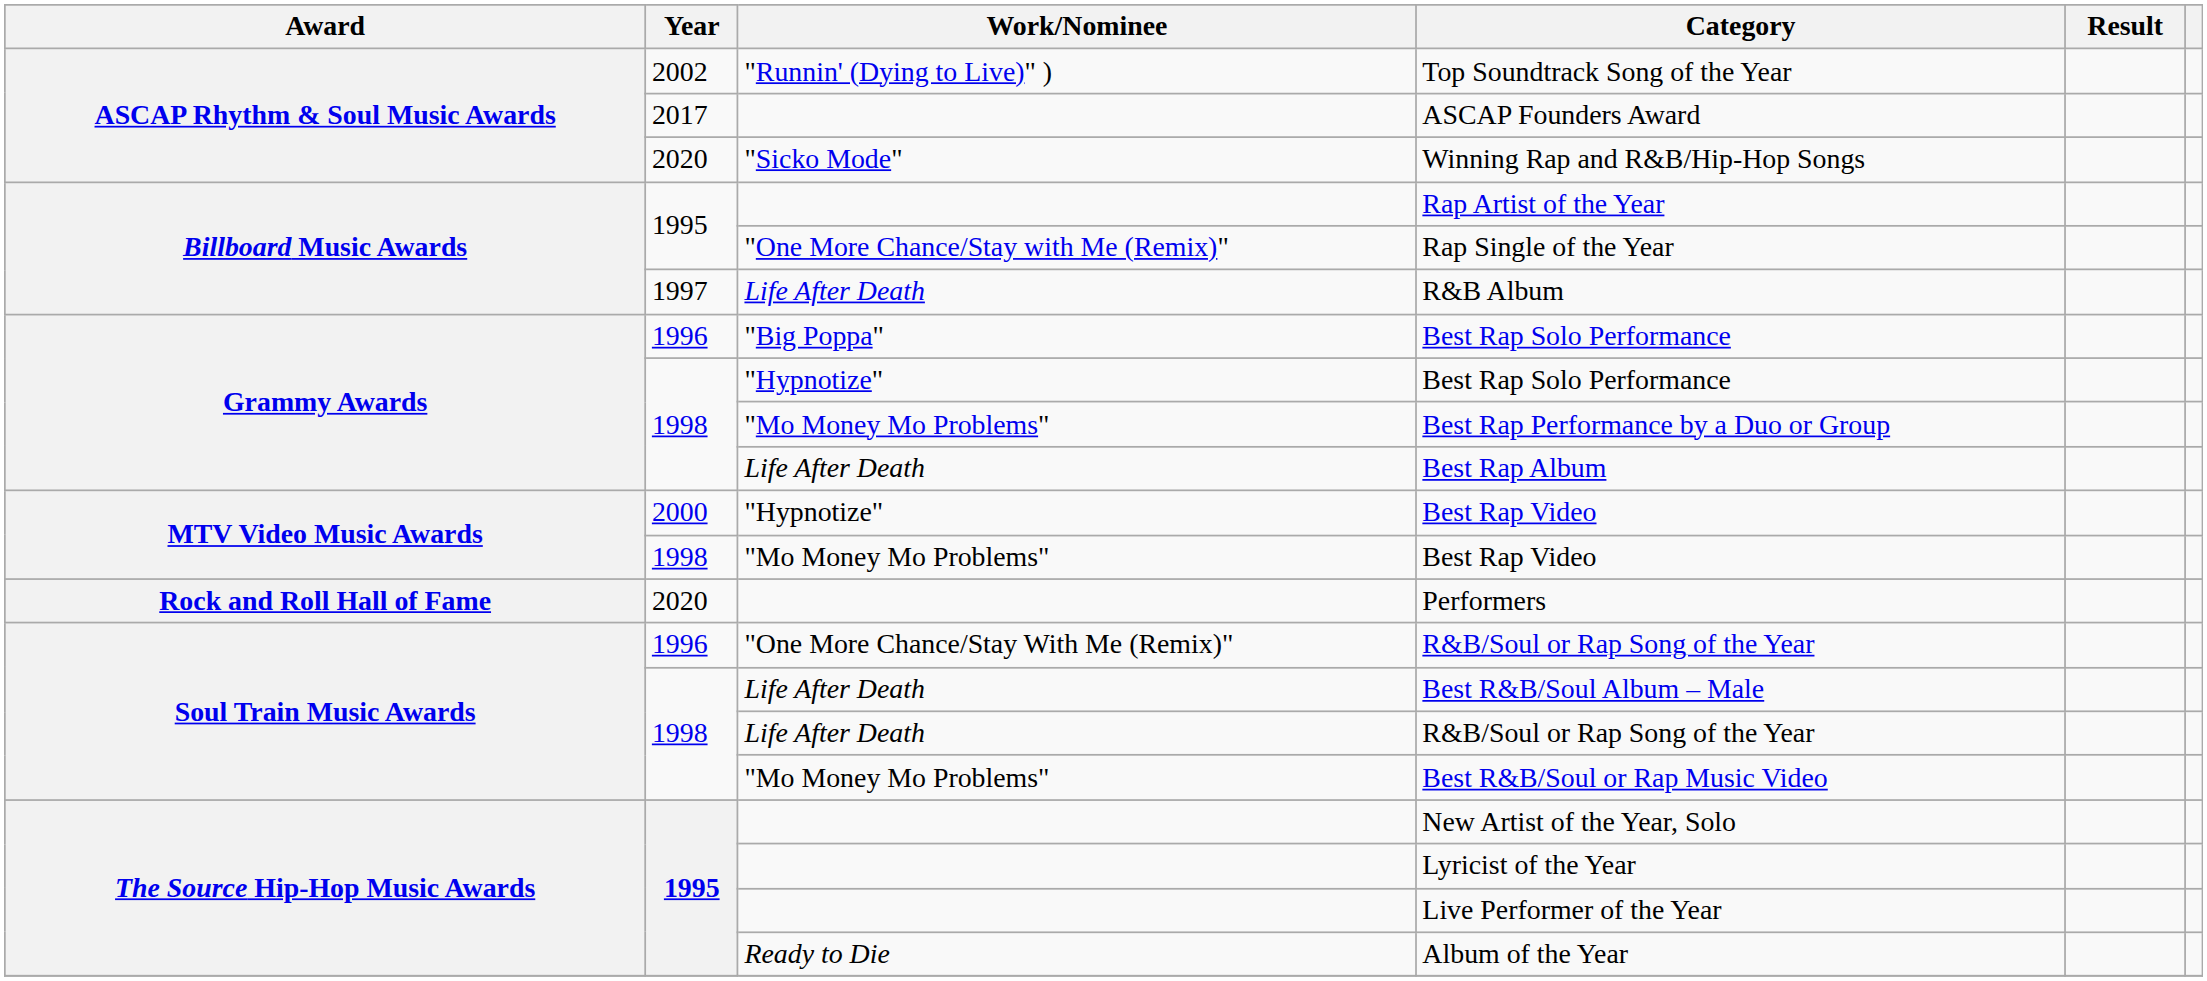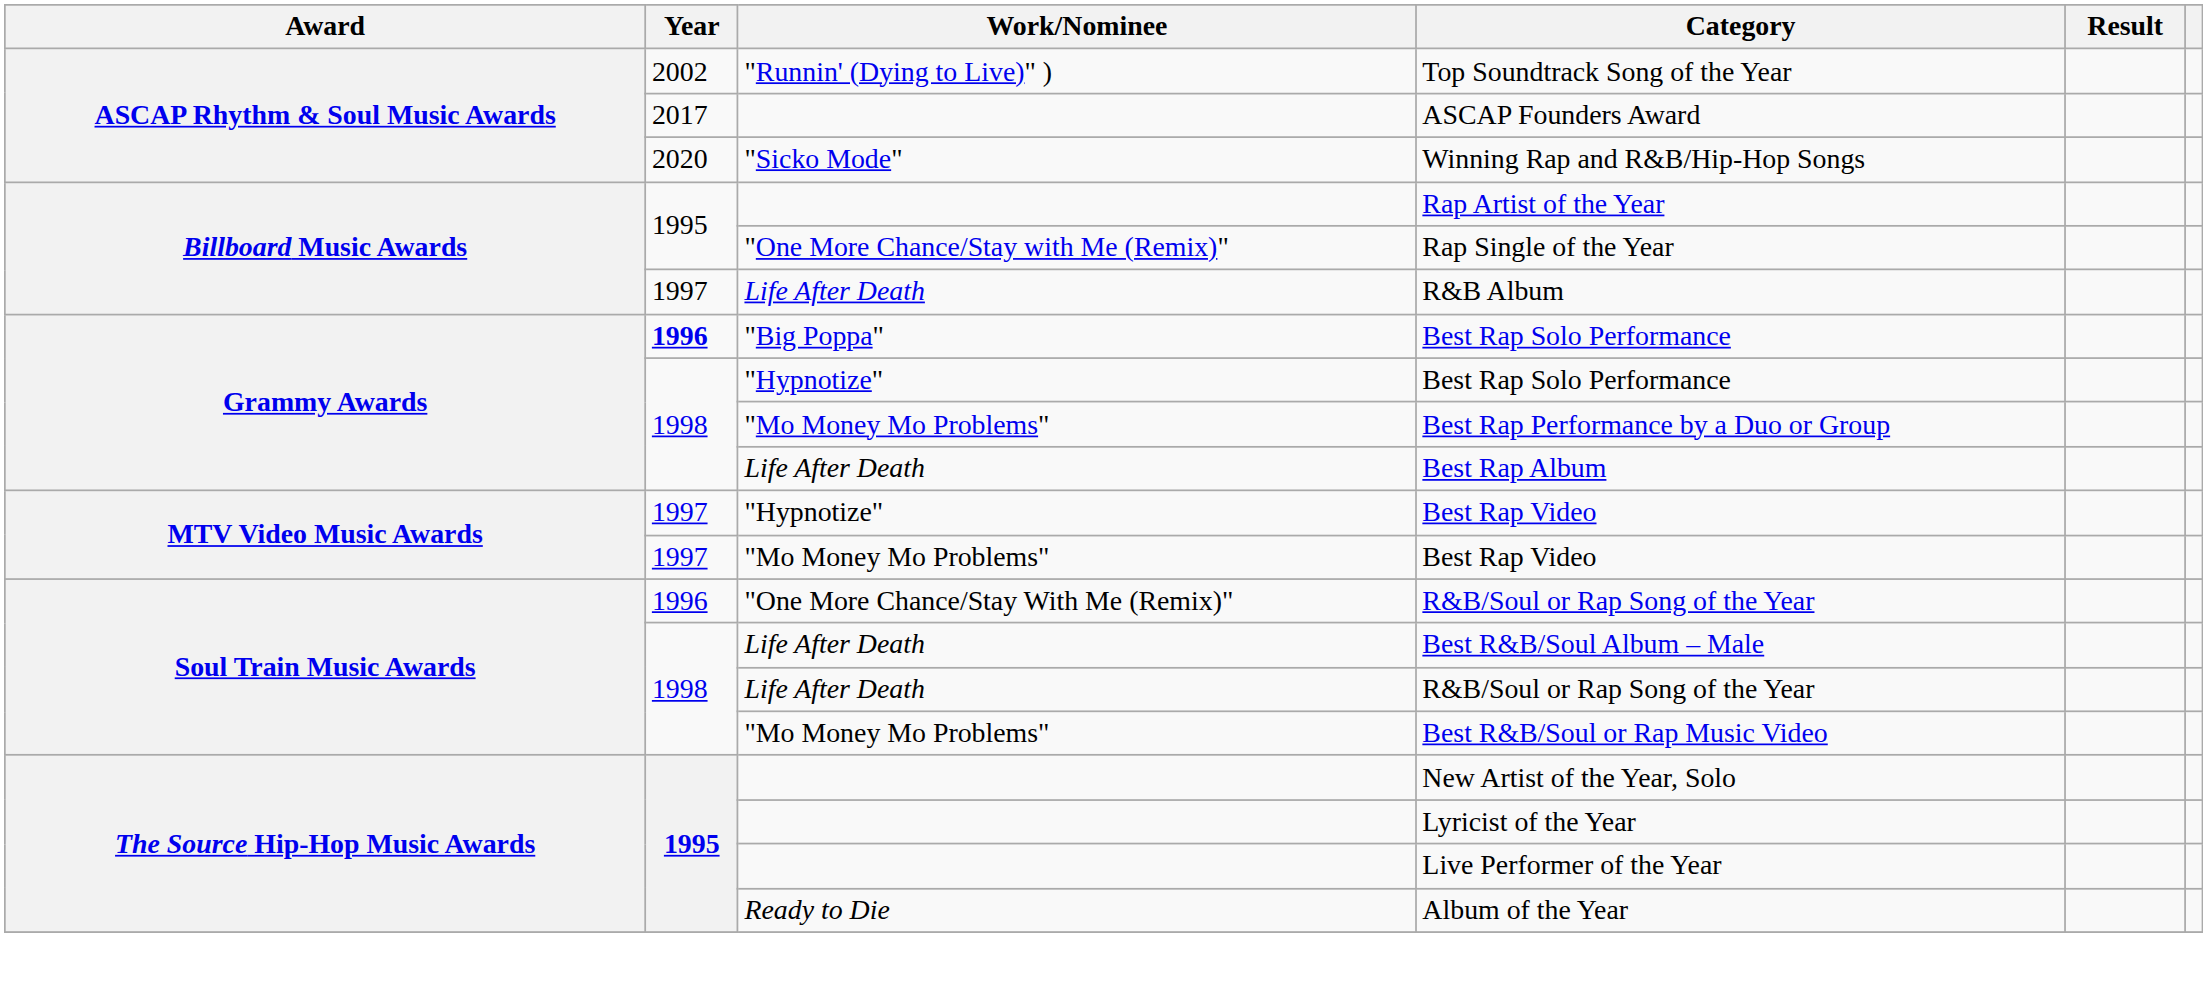(680, 335) normal -> (680, 335) bold
(680, 512) 2000 -> (680, 512) 1997
(680, 556) 1998 -> (680, 556) 1997
- row: (1077, 601)
